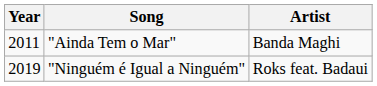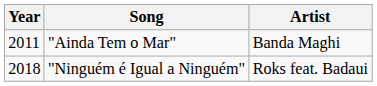(24, 68) 2019 -> (24, 68) 2018
